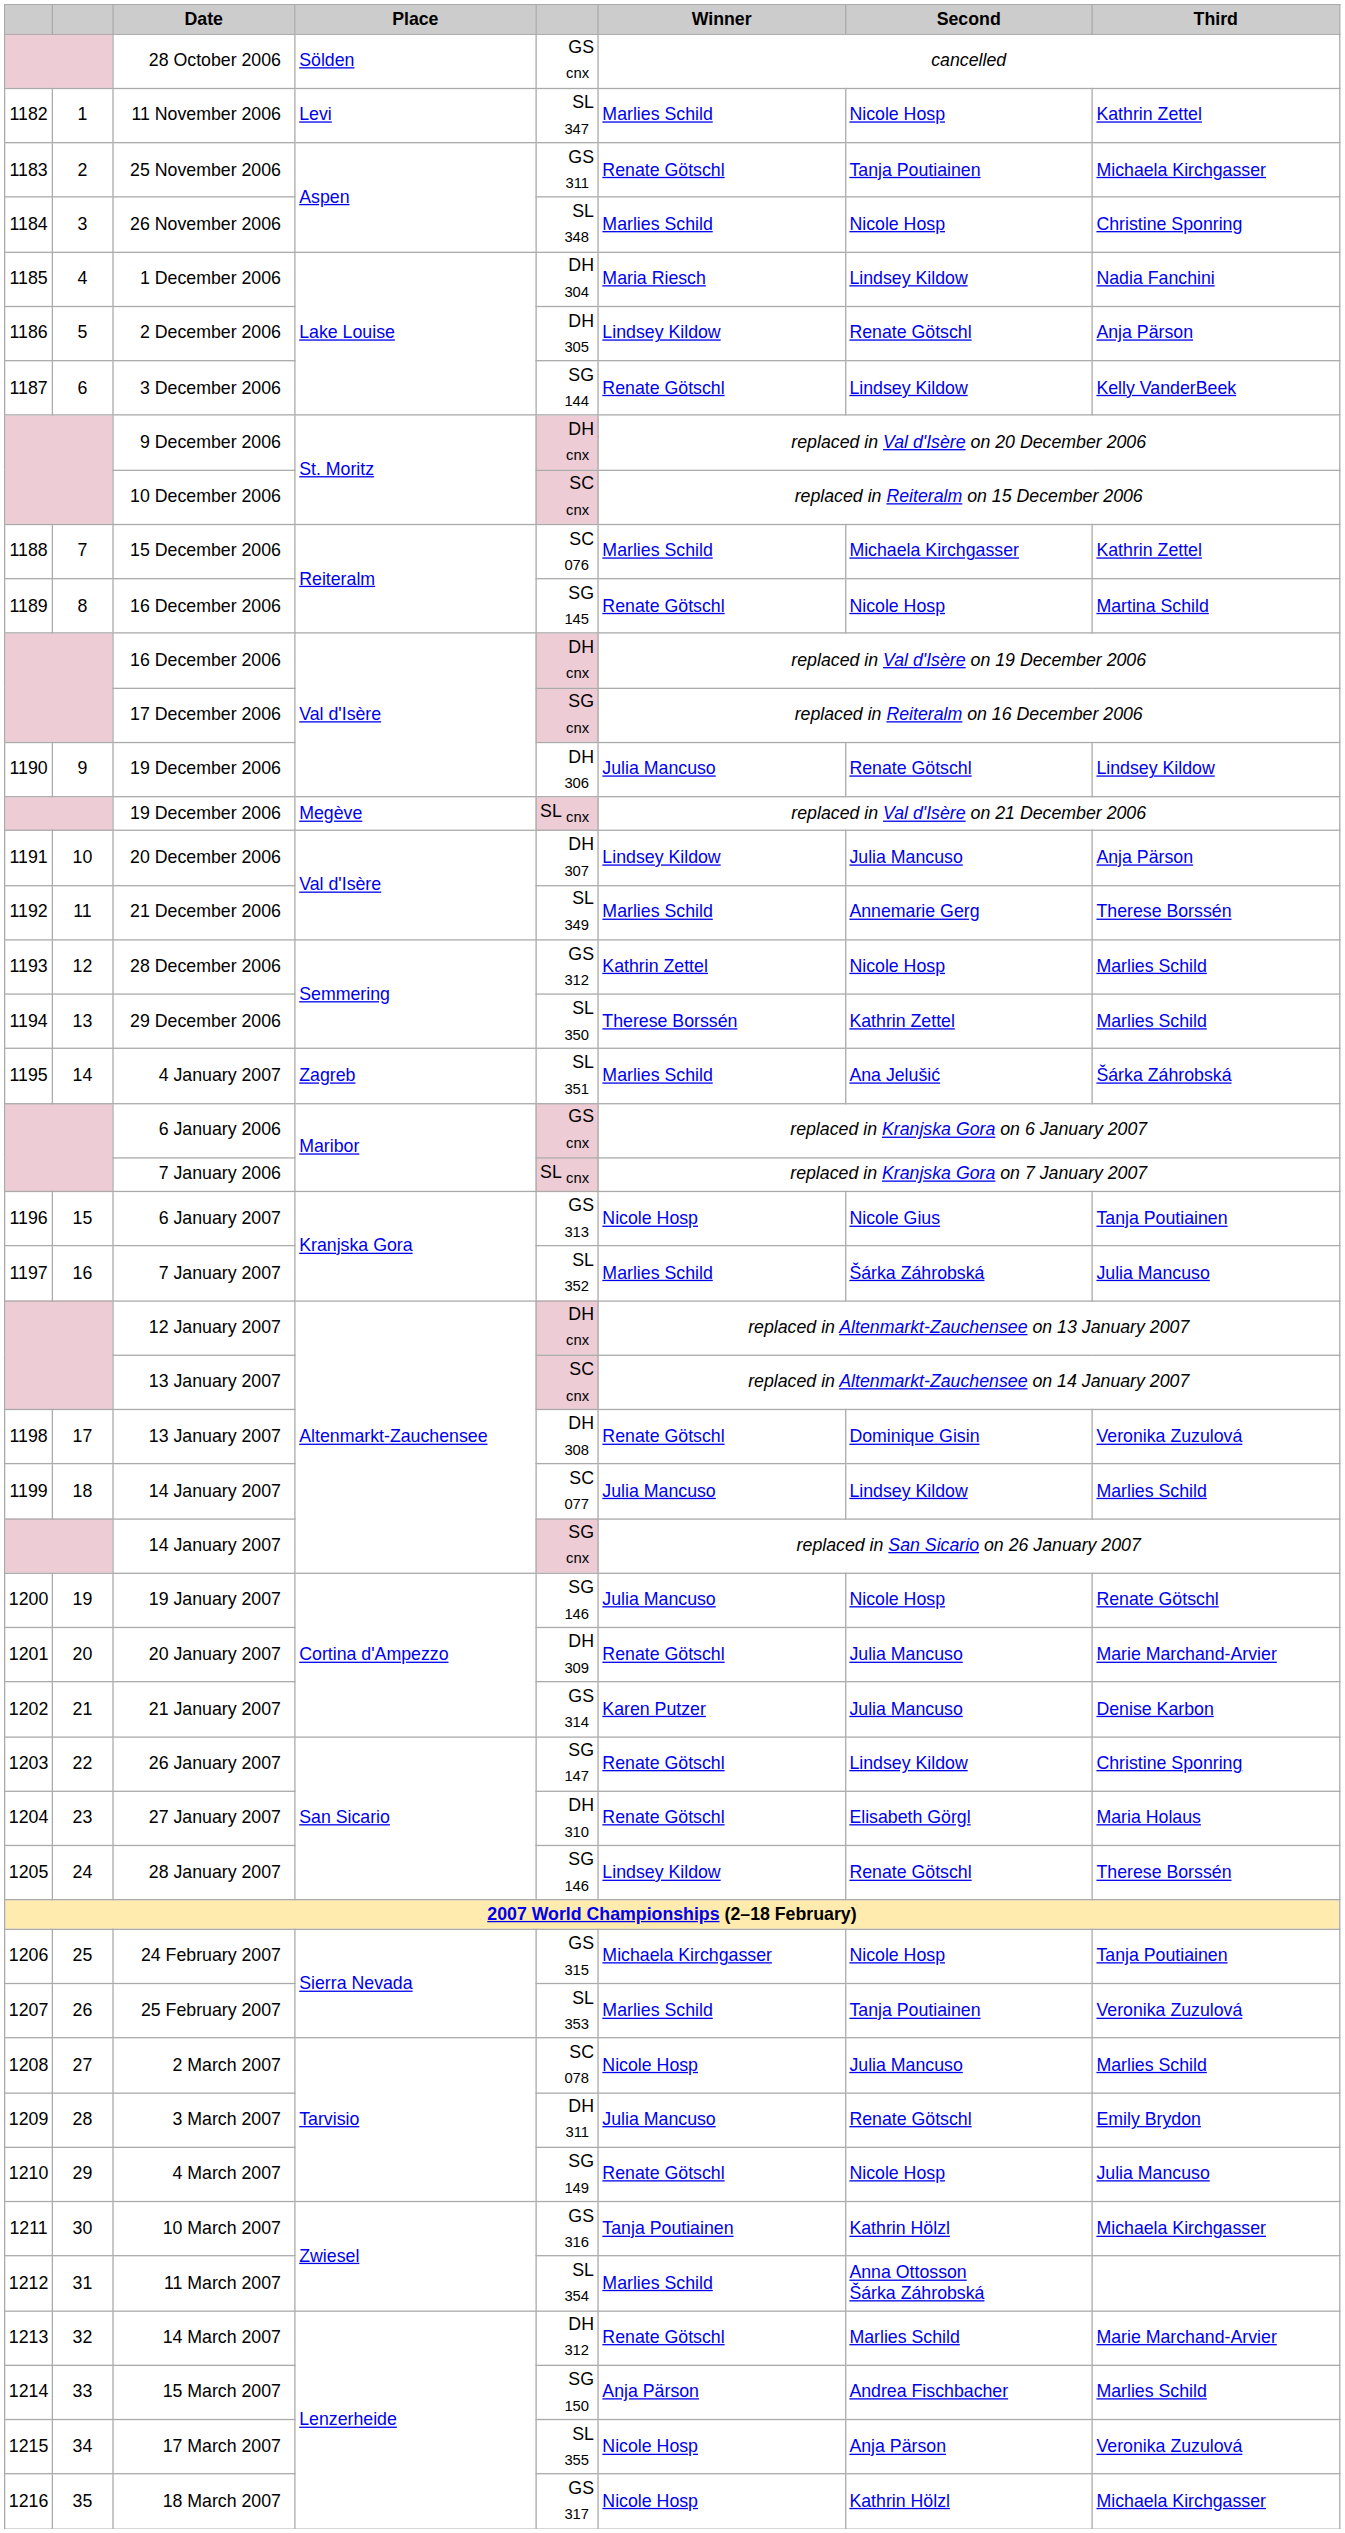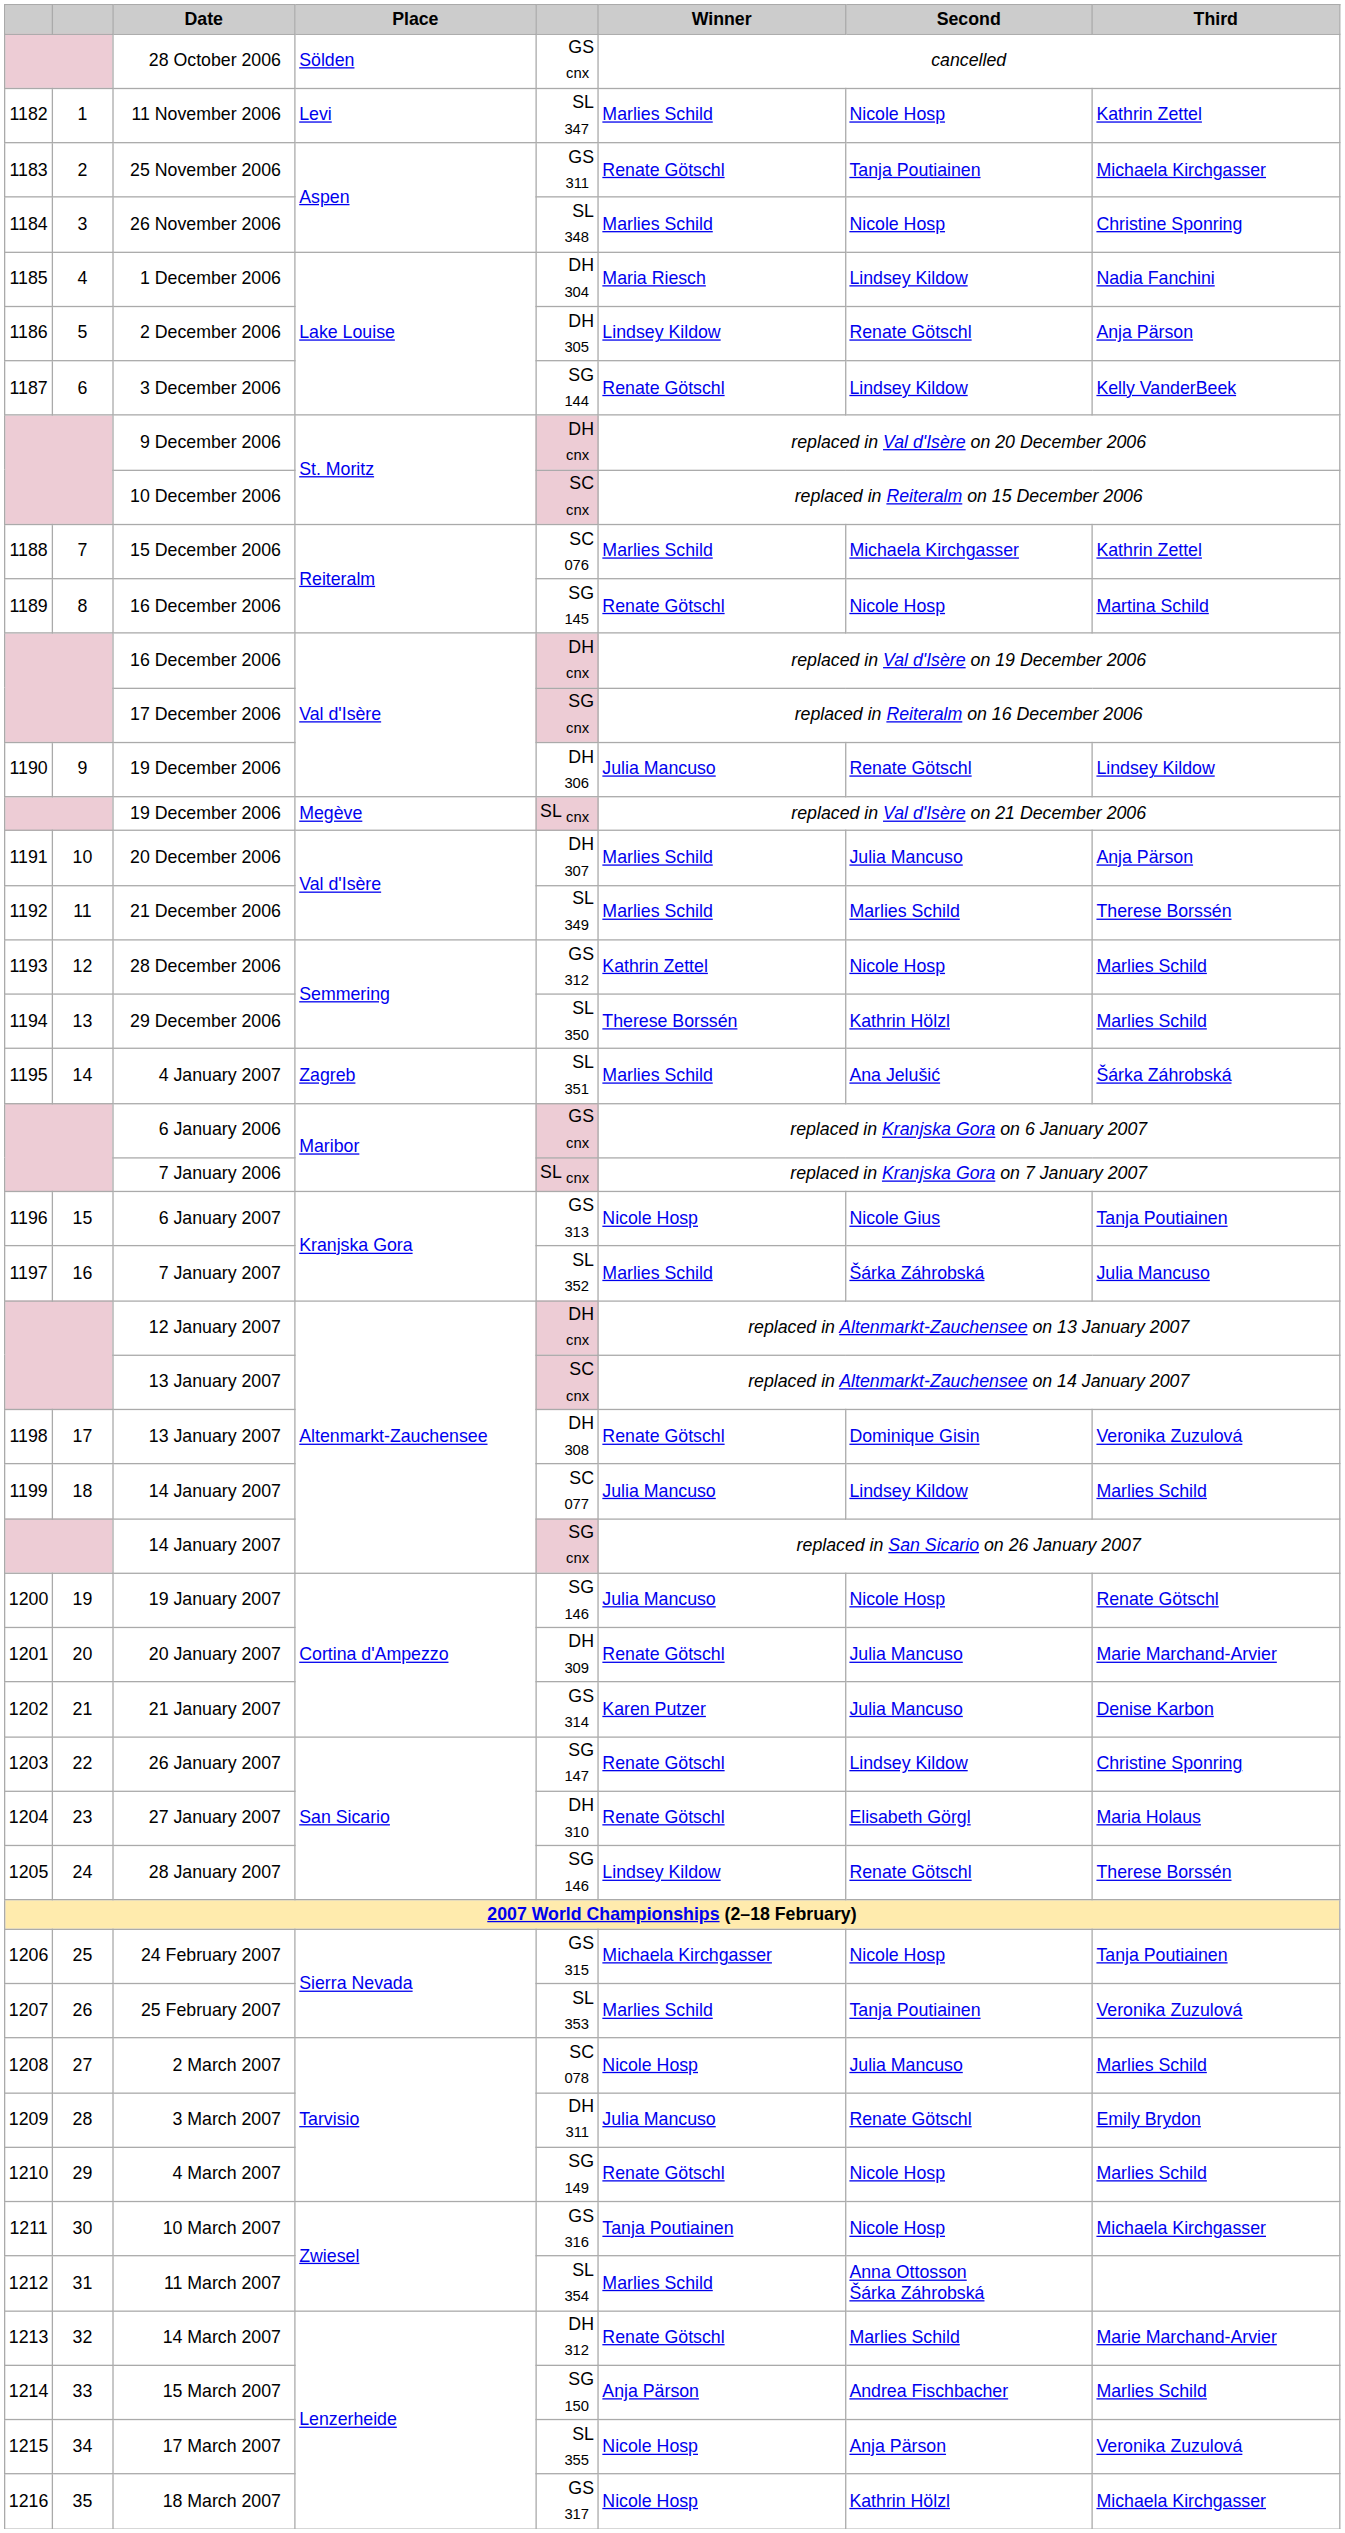(662, 857) Lindsey Kildow -> (658, 857) Marlies Schild
(914, 911) Annemarie Gerg -> (905, 911) Marlies Schild
(902, 1020) Kathrin Zettel -> (900, 1020) Kathrin Hölzl
(1153, 2173) Julia Mancuso -> (1152, 2173) Marlies Schild
(900, 2228) Kathrin Hölzl -> (897, 2228) Nicole Hosp
